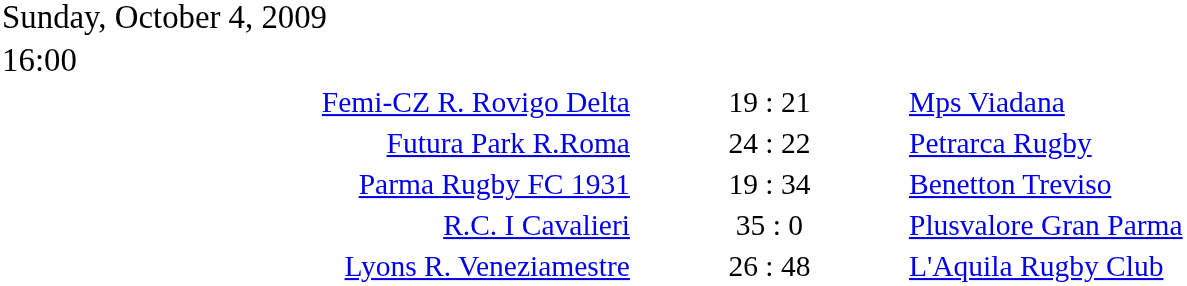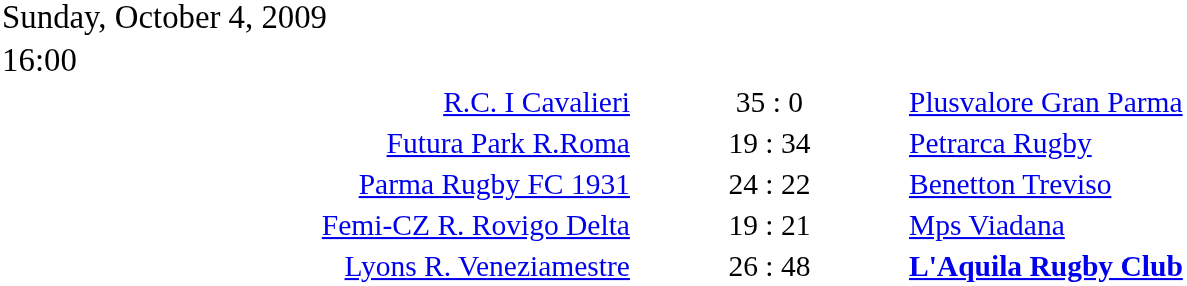rows swapped: (537, 225) <-> (476, 102)
(769, 143) 24 : 22 -> (769, 143) 19 : 34
(769, 184) 19 : 34 -> (769, 184) 24 : 22
(1036, 266) normal -> (1046, 266) bold
